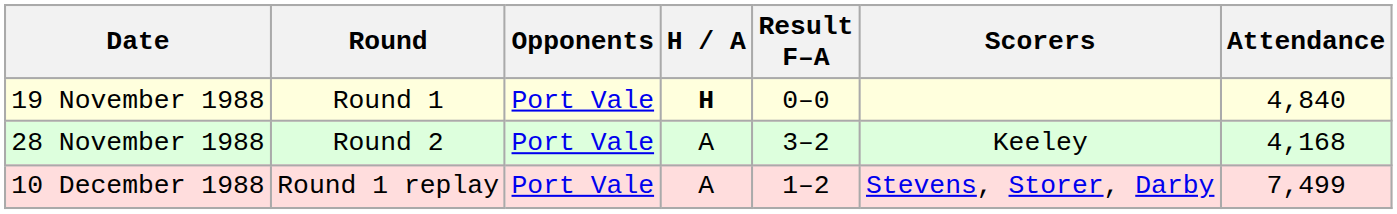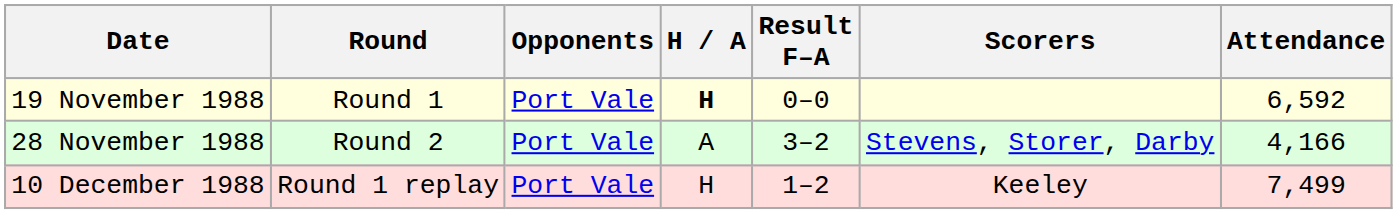(1306, 100) 4,840 -> (1306, 100) 6,592
(1040, 143) Keeley -> (1040, 143) Stevens, Storer, Darby
(1306, 143) 4,168 -> (1306, 143) 4,166
(706, 186) A -> (706, 186) H
(1040, 186) Stevens, Storer, Darby -> (1040, 186) Keeley
